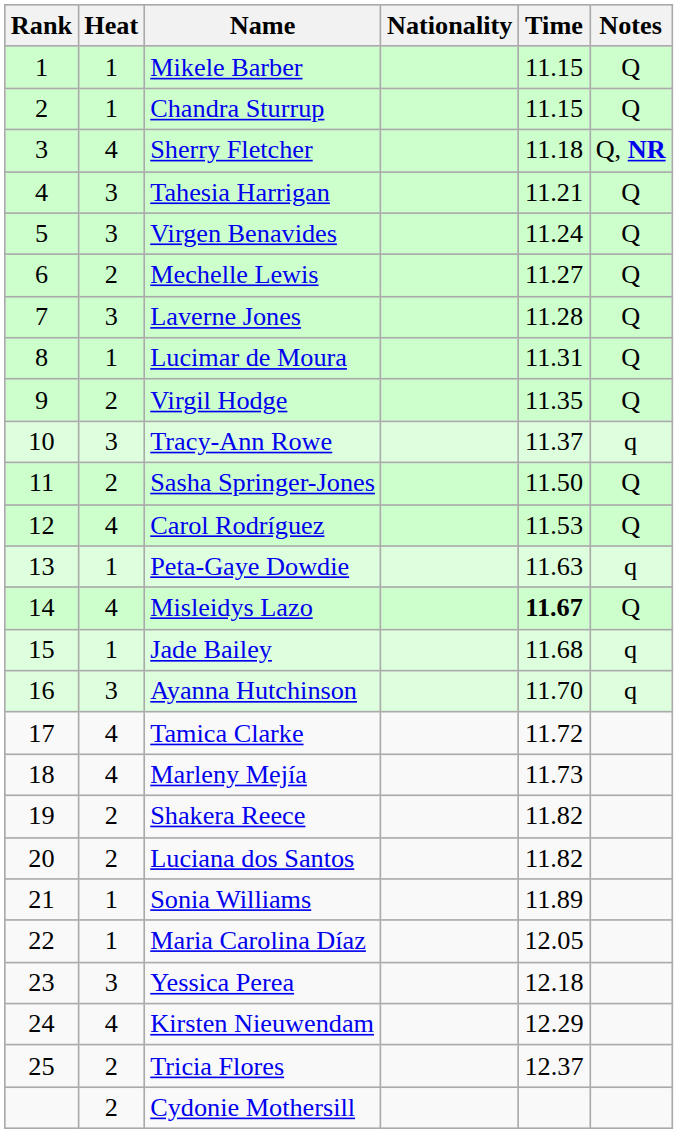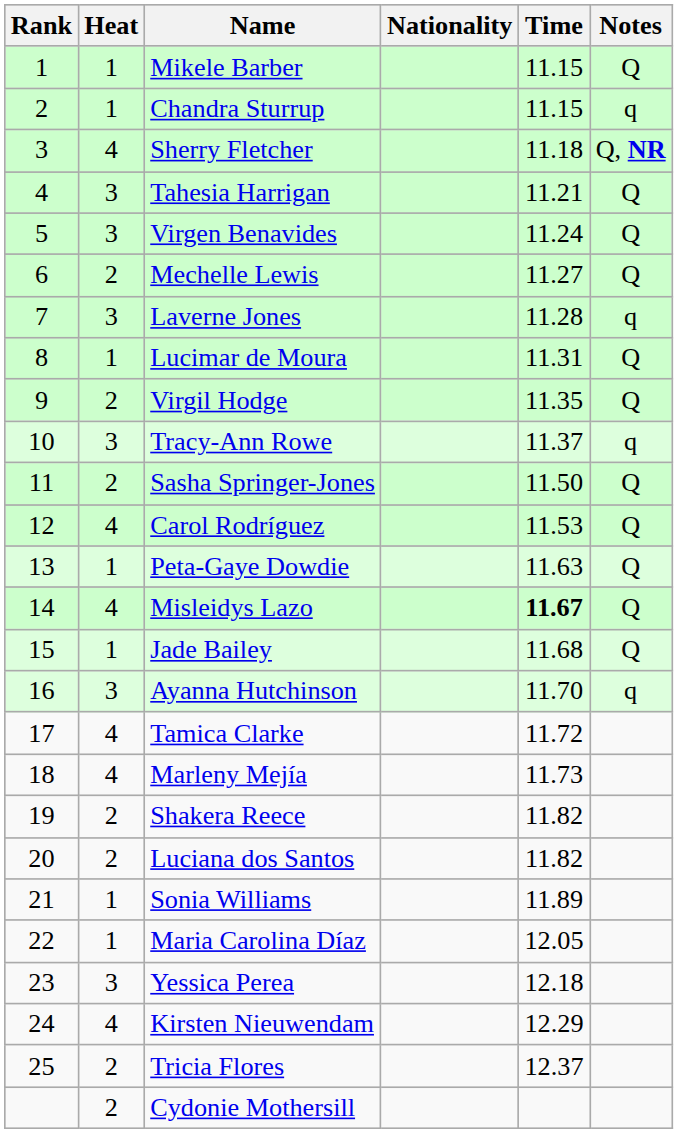(631, 108) Q -> (631, 108) q
(631, 316) Q -> (631, 316) q
(631, 566) q -> (631, 566) Q
(631, 649) q -> (631, 649) Q
